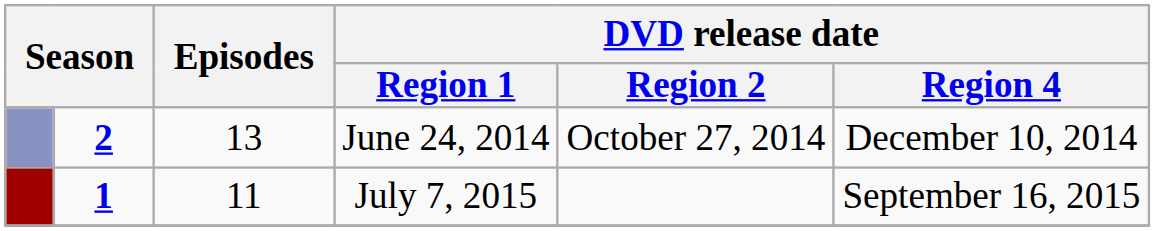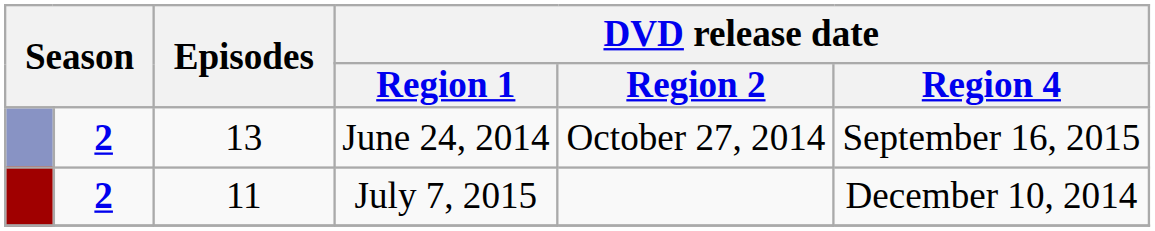(991, 136) December 10, 2014 -> (991, 136) September 16, 2015
(104, 195) 1 -> (104, 195) 2
(991, 195) September 16, 2015 -> (991, 195) December 10, 2014
